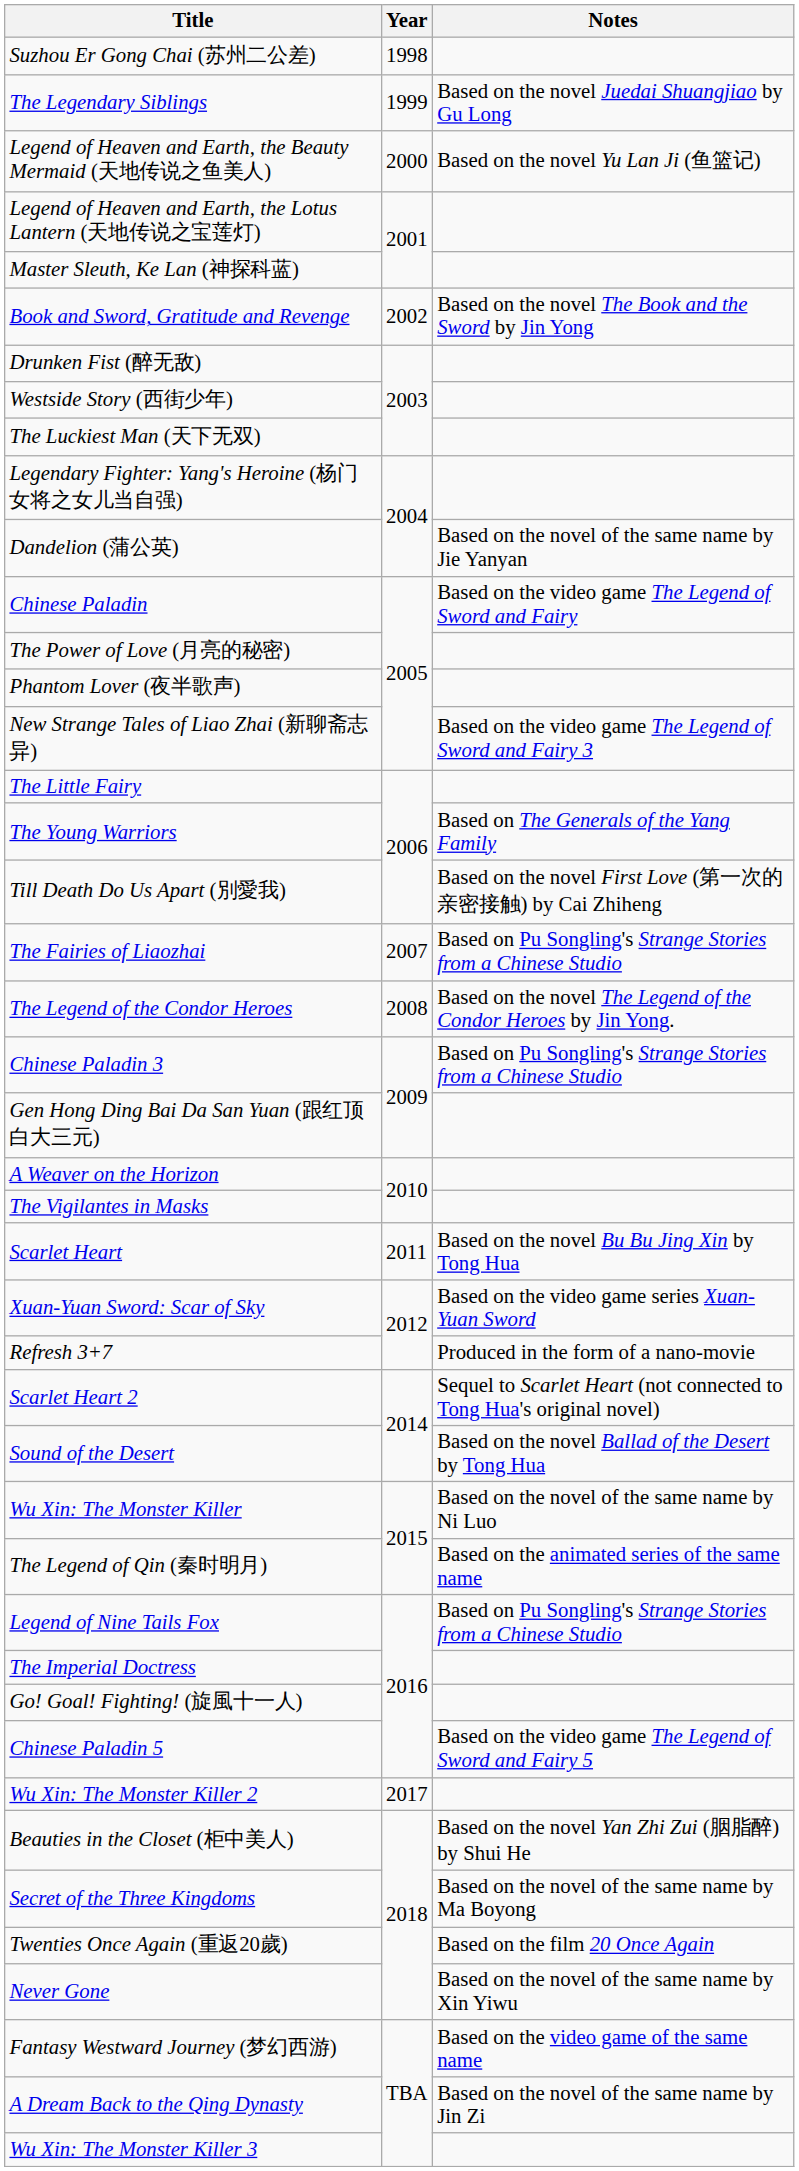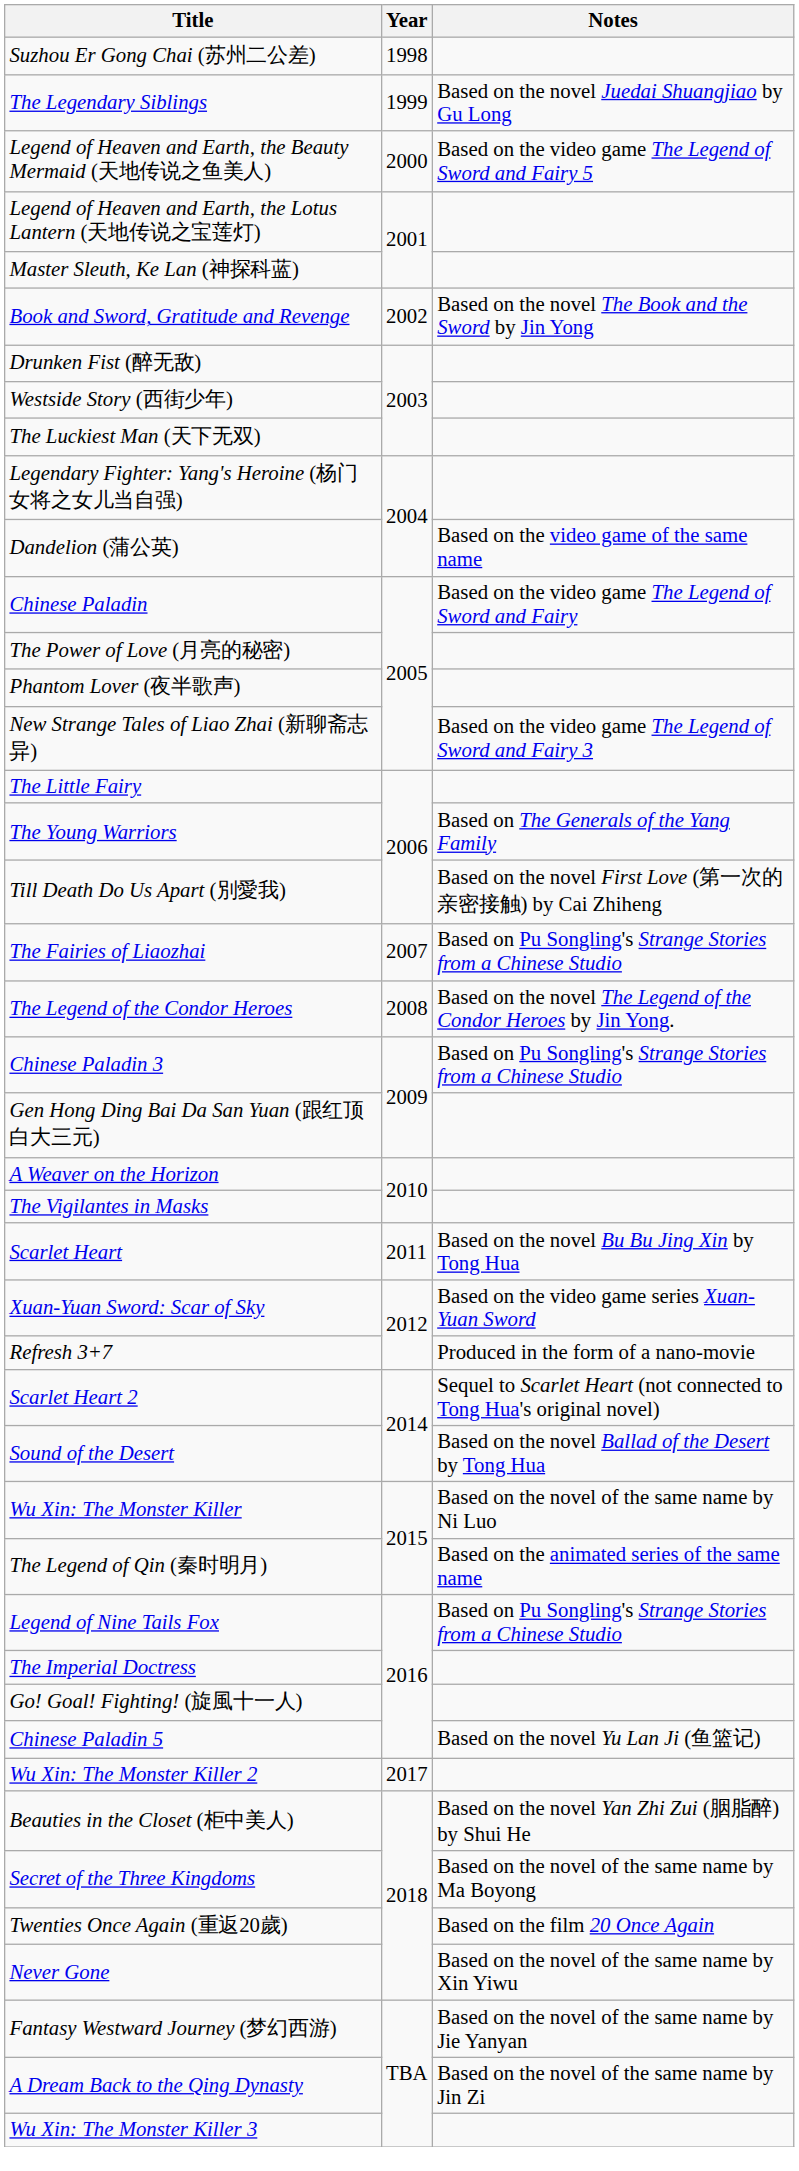(599, 160) Based on the novel Yu Lan Ji (鱼篮记) -> (604, 160) Based on the video game The Legend of Sword and Fairy 5
(605, 547) Based on the novel of the same name by Jie Yanyan -> (592, 547) Based on the video game of the same name
(604, 1748) Based on the video game The Legend of Sword and Fairy 5 -> (599, 1738) Based on the novel Yu Lan Ji (鱼篮记)
(592, 2048) Based on the video game of the same name -> (605, 2028) Based on the novel of the same name by Jie Yanyan
